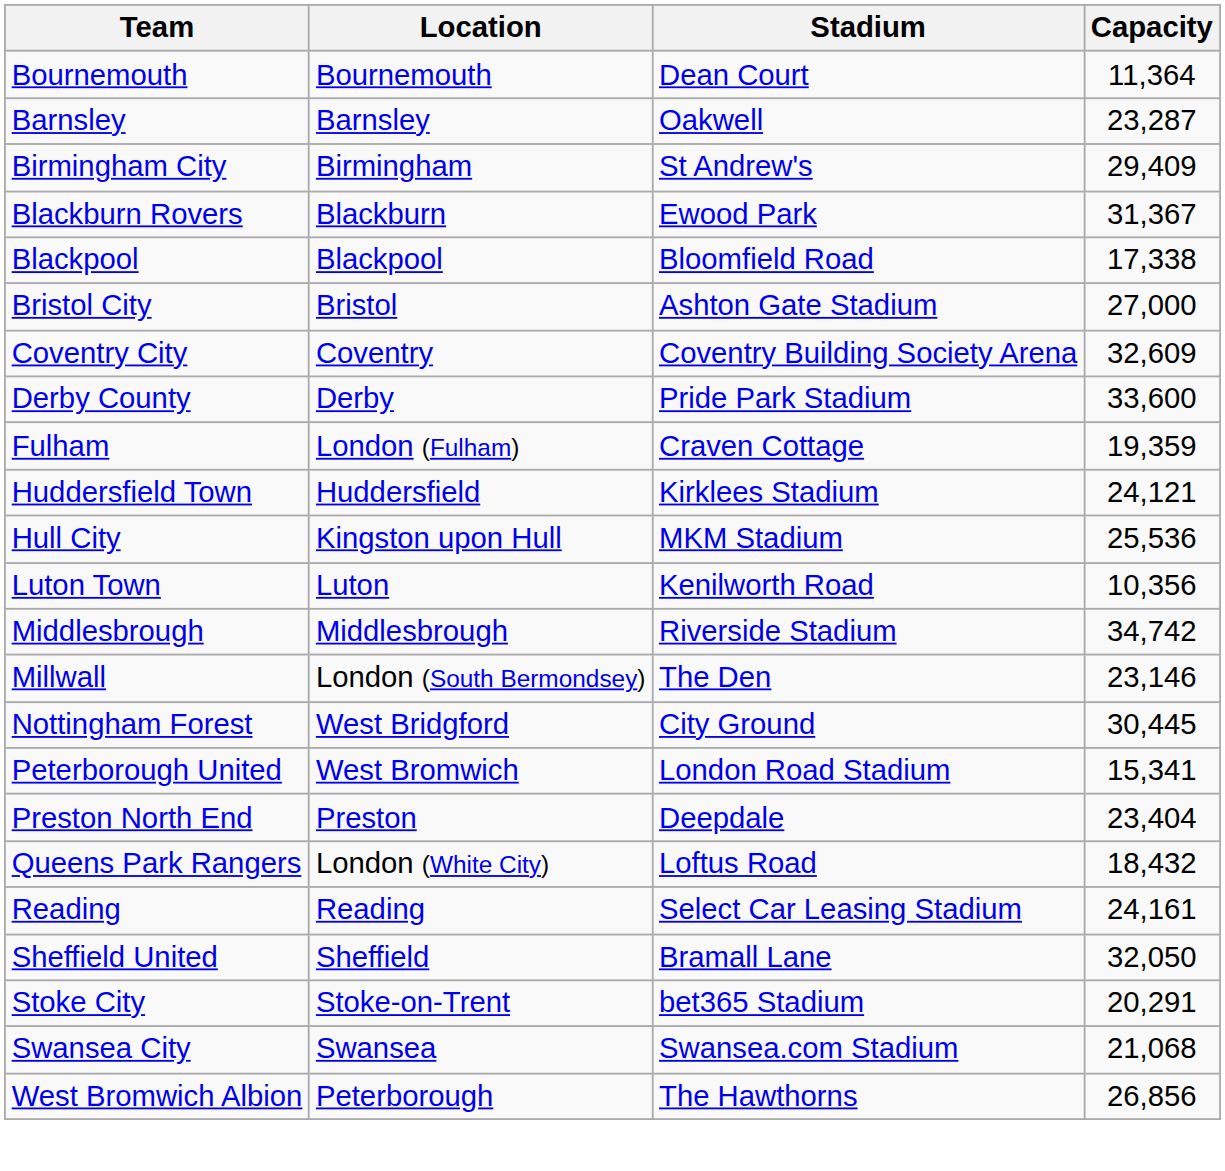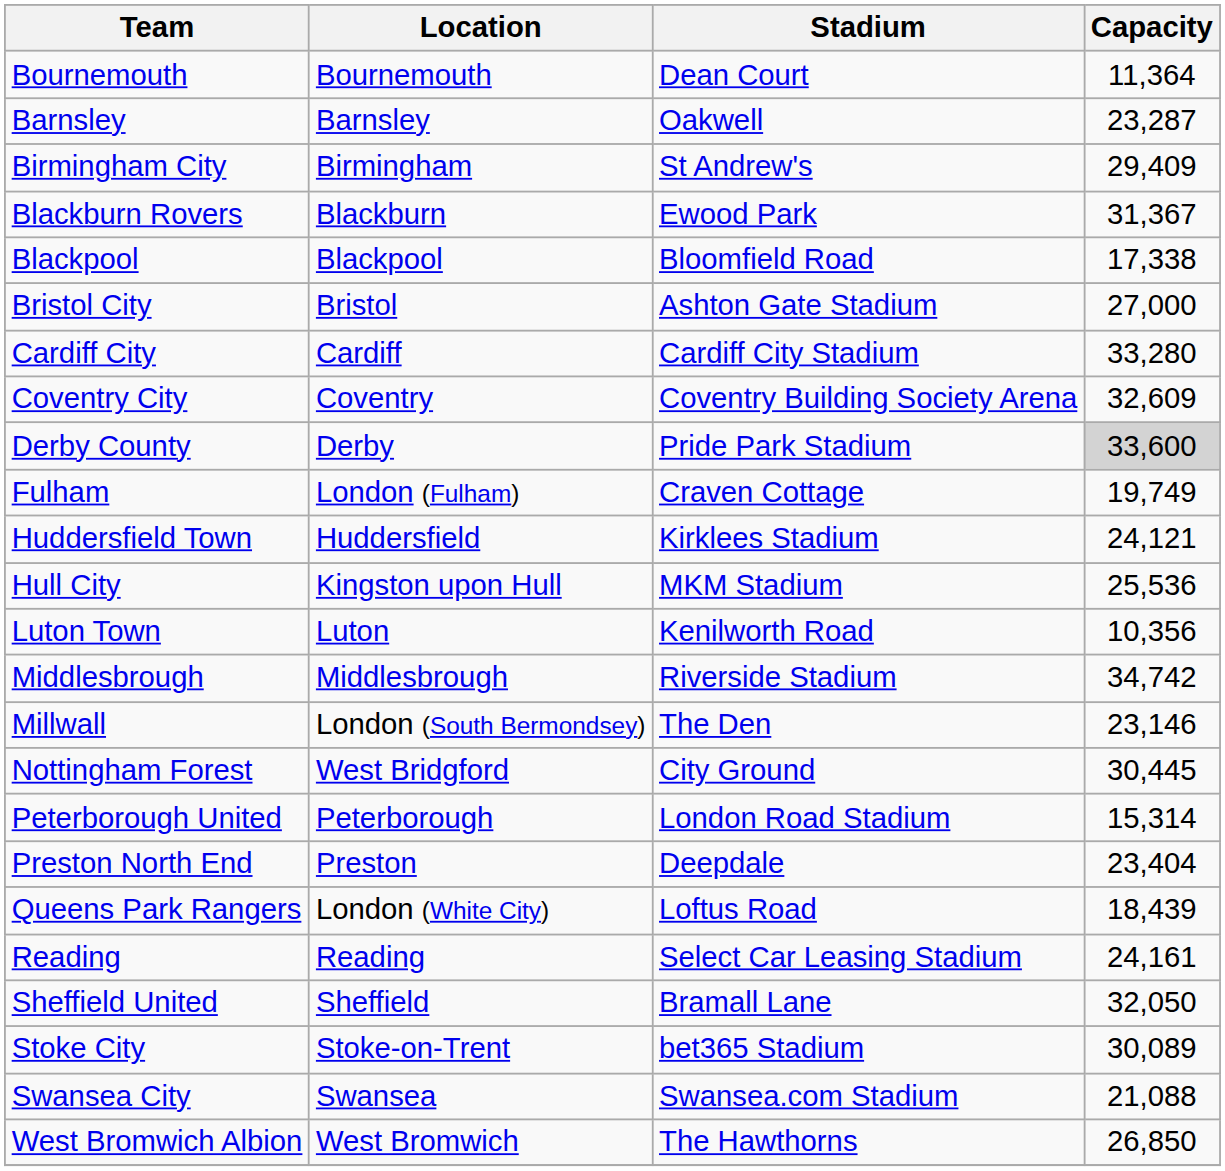+ row: (84, 352)
(1152, 399) no background -> (1152, 445) lightgrey background
(1152, 445) 19,359 -> (1152, 492) 19,749
(417, 770) West Bromwich -> (405, 817) Peterborough
(1152, 770) 15,341 -> (1152, 817) 15,314
(1152, 863) 18,432 -> (1152, 910) 18,439
(1152, 1002) 20,291 -> (1152, 1049) 30,089
(1152, 1049) 21,068 -> (1152, 1095) 21,088
(405, 1095) Peterborough -> (417, 1142) West Bromwich
(1152, 1095) 26,856 -> (1152, 1142) 26,850
